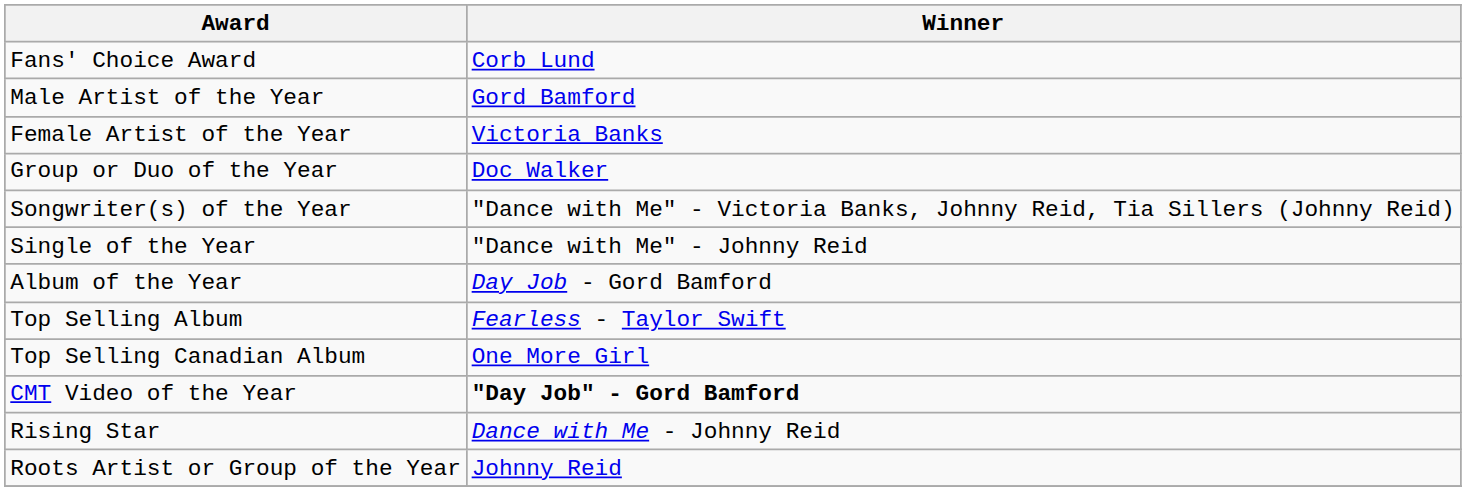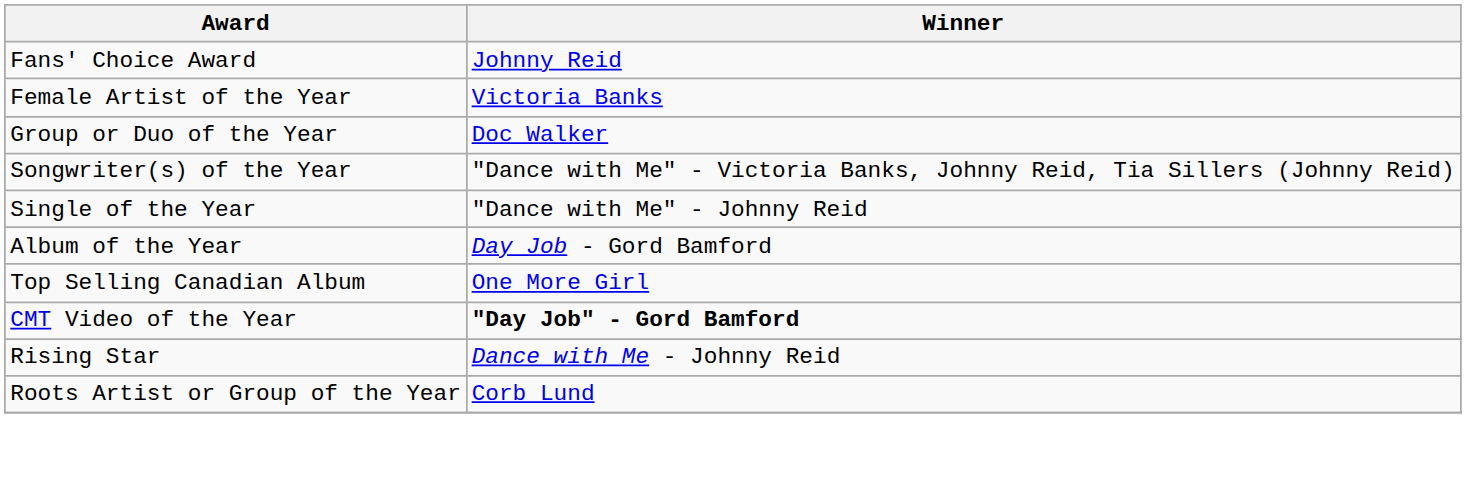(533, 60) Corb Lund -> (547, 60) Johnny Reid
- row: (167, 98)
- row: (126, 320)
(547, 468) Johnny Reid -> (533, 394) Corb Lund
